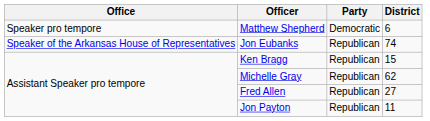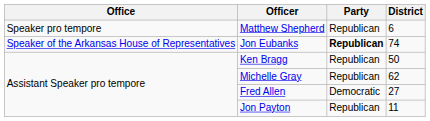(355, 28) Democratic -> (354, 28) Republican
(354, 44) normal -> (356, 44) bold
(390, 60) 15 -> (394, 60) 50
(354, 92) Republican -> (355, 92) Democratic
